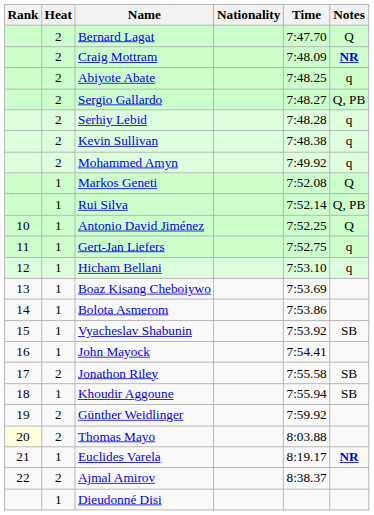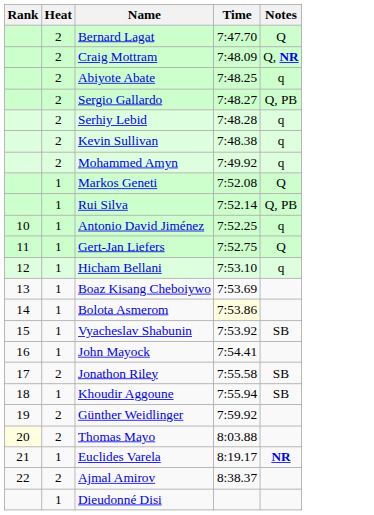- column: (249, 15)
(349, 57) NR -> (281, 57) Q, NR
(349, 225) Q -> (281, 225) q
(349, 246) q -> (281, 246) Q
(307, 309) no background -> (237, 309) lightyellow background
